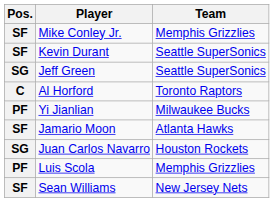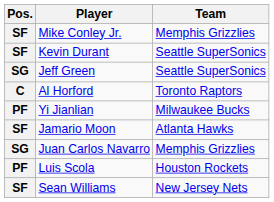(202, 149) Houston Rockets -> (205, 149) Memphis Grizzlies
(205, 168) Memphis Grizzlies -> (202, 168) Houston Rockets
